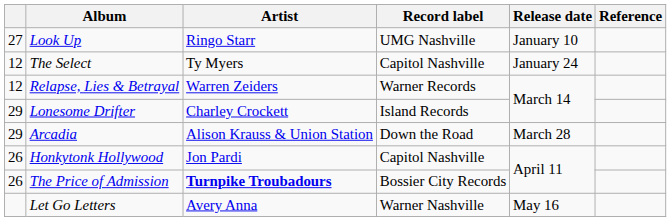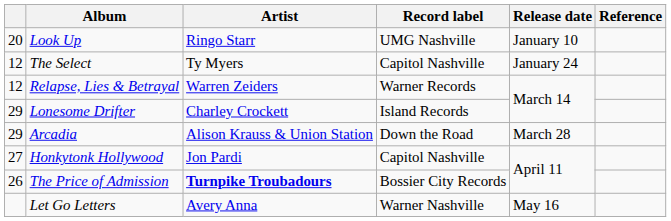(15, 39) 27 -> (15, 39) 20
(15, 157) 26 -> (15, 157) 27
